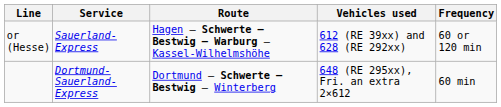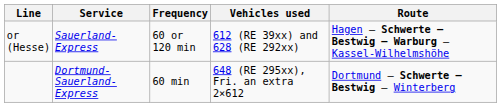columns swapped: (234, 13) <-> (466, 13)
